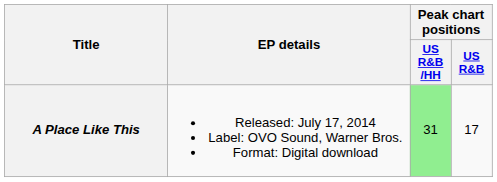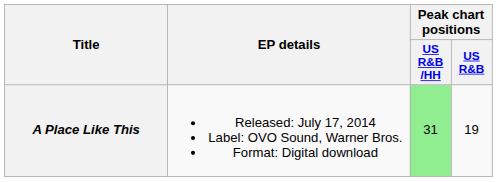(472, 130) 17 -> (472, 130) 19
